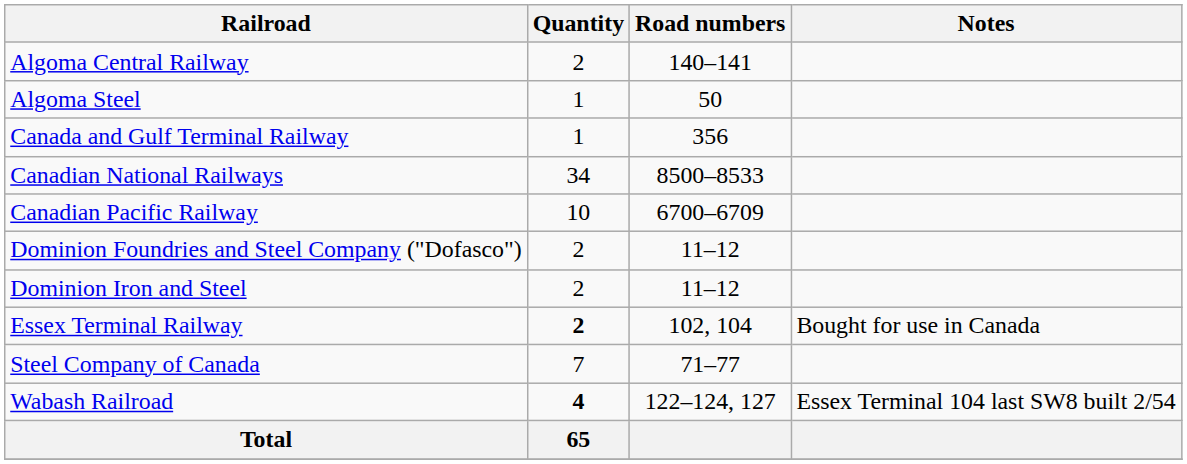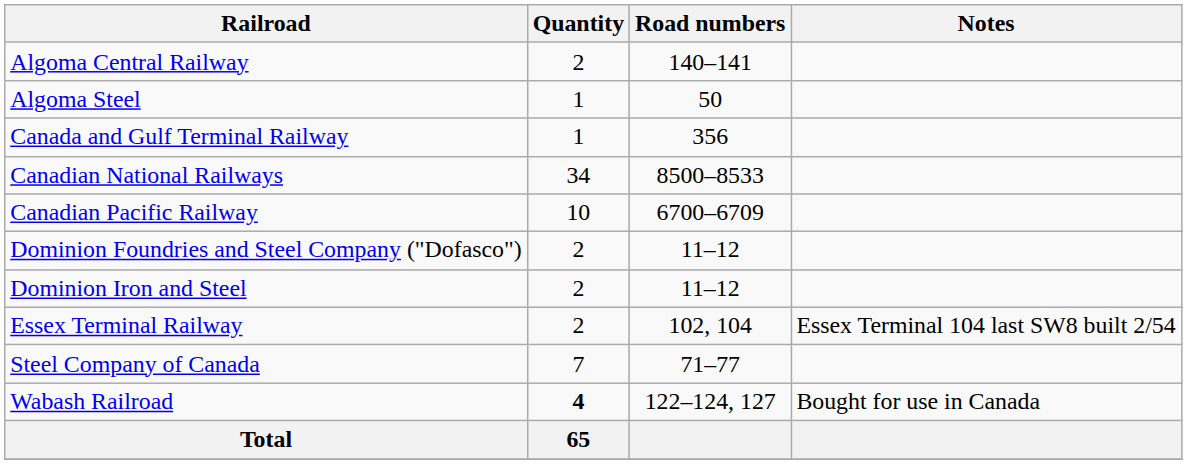(578, 325) bold -> (578, 325) normal
(918, 325) Bought for use in Canada -> (986, 325) Essex Terminal 104 last SW8 built 2/54
(986, 401) Essex Terminal 104 last SW8 built 2/54 -> (918, 401) Bought for use in Canada
